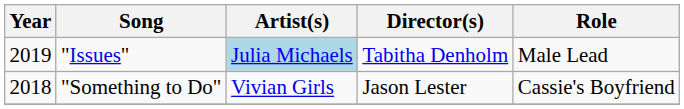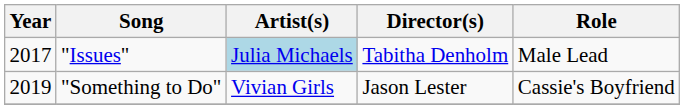(30, 54) 2019 -> (30, 54) 2017
(30, 87) 2018 -> (30, 87) 2019
